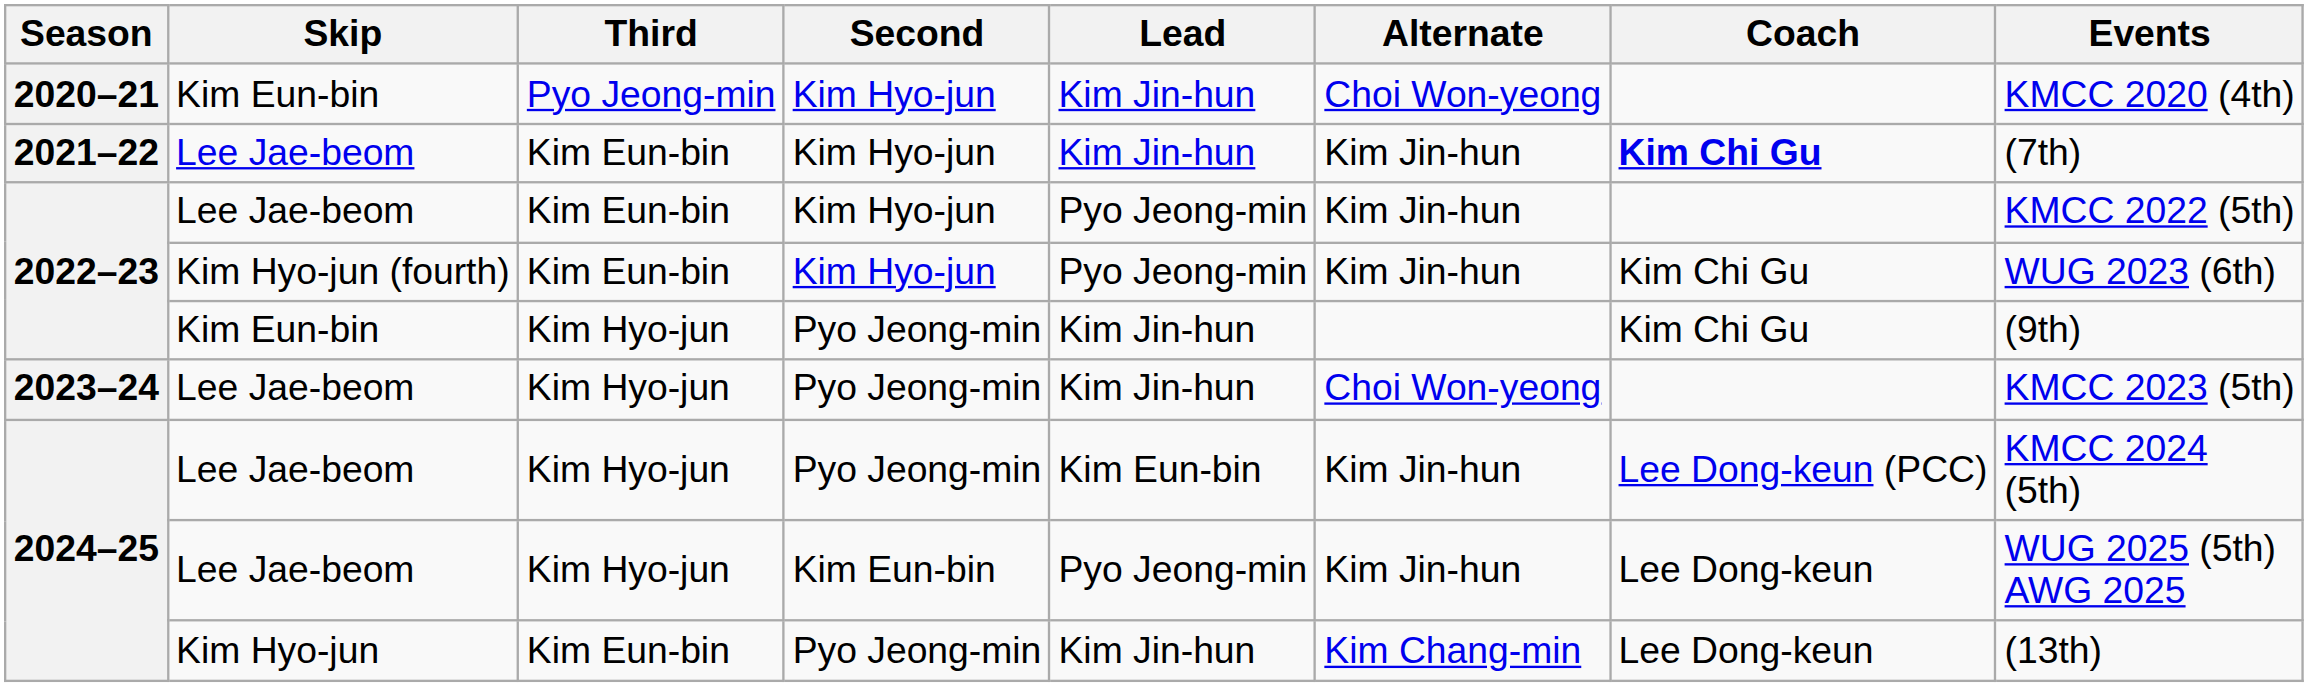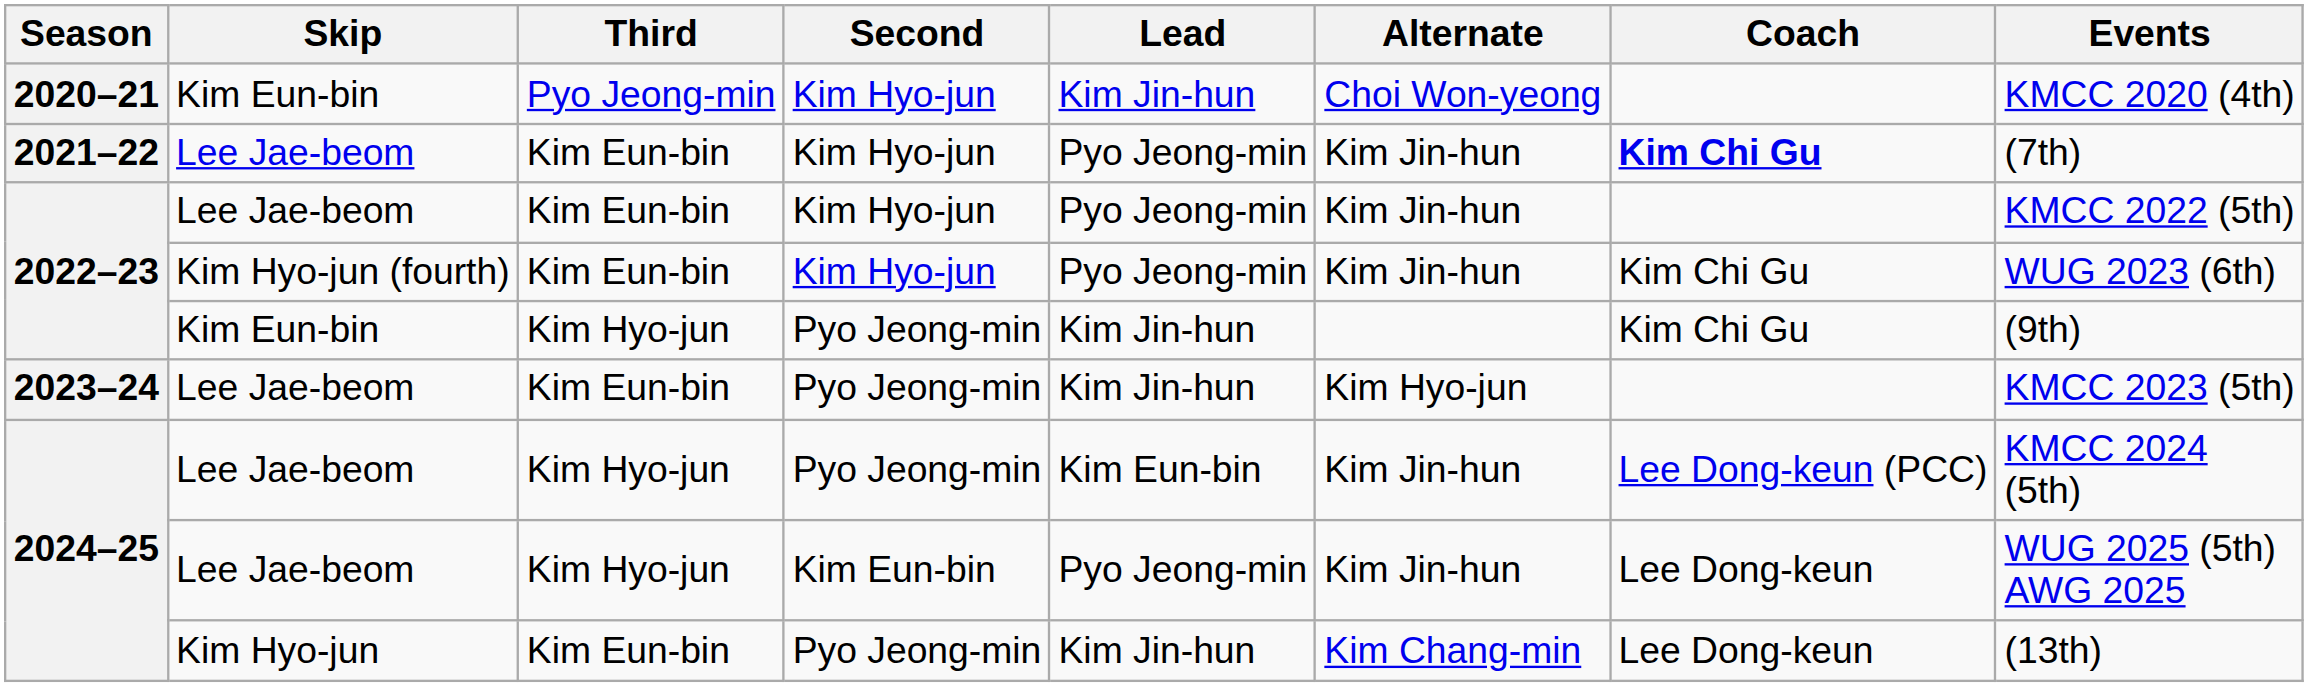(1157, 152) Kim Jin-hun -> (1183, 152) Pyo Jeong-min
(628, 388) Kim Hyo-jun -> (628, 388) Kim Eun-bin
(1463, 388) Choi Won-yeong -> (1426, 388) Kim Hyo-jun
